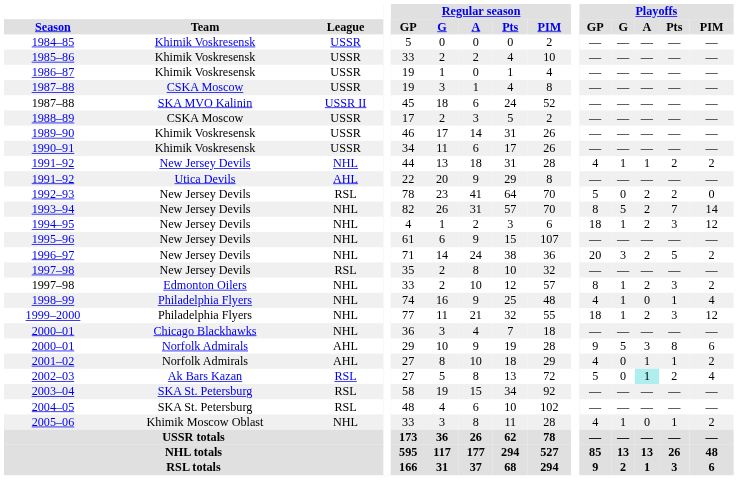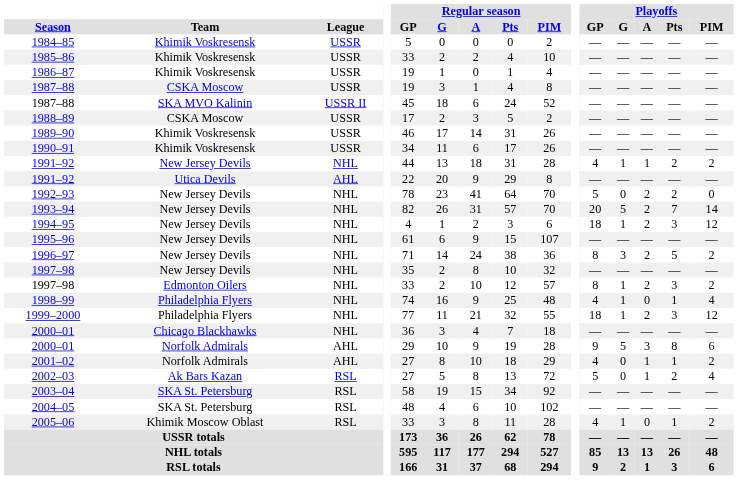(346, 194) RSL -> (346, 194) NHL
(595, 209) 8 -> (595, 209) 20
(595, 254) 20 -> (595, 254) 8
(346, 270) RSL -> (346, 270) NHL
(647, 376) paleturquoise background -> (647, 376) no background
(346, 422) NHL -> (346, 422) RSL
